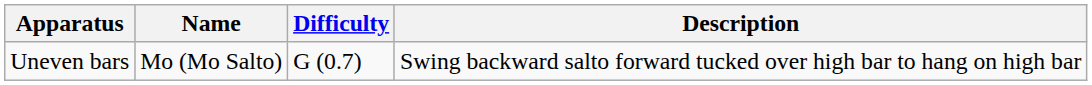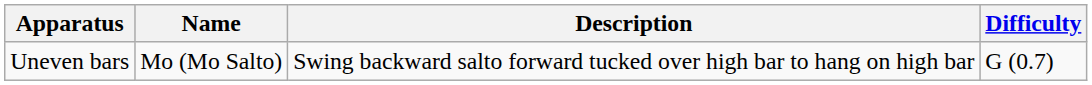columns swapped: (741, 23) <-> (341, 23)
